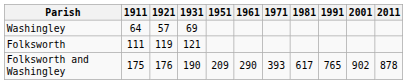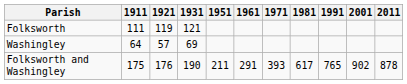rows swapped: (36, 44) <-> (36, 28)
(220, 66) 209 -> (220, 66) 211
(248, 66) 290 -> (248, 66) 291
